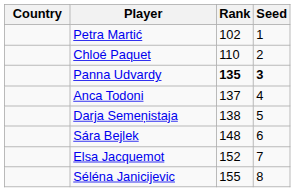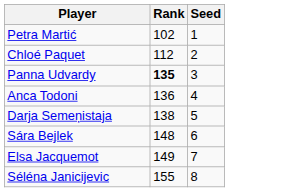- column: (37, 14)
(229, 55) 110 -> (163, 55) 112
(260, 75) bold -> (194, 75) normal
(230, 95) 137 -> (164, 95) 136
(230, 156) 152 -> (164, 156) 149
